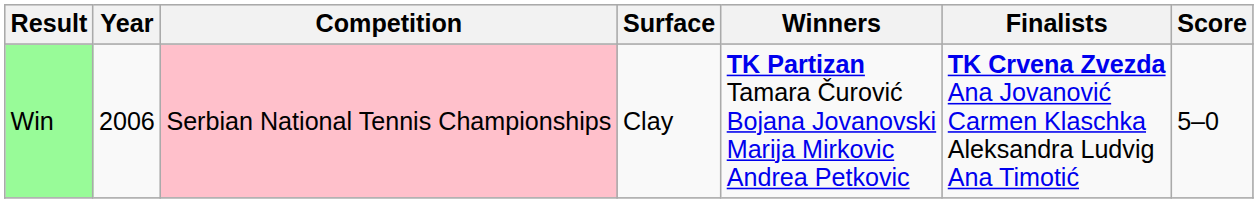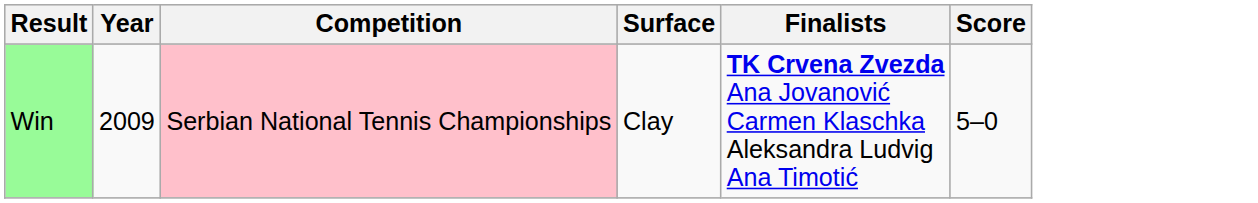- column: (831, 24)
(127, 120) 2006 -> (127, 120) 2009
